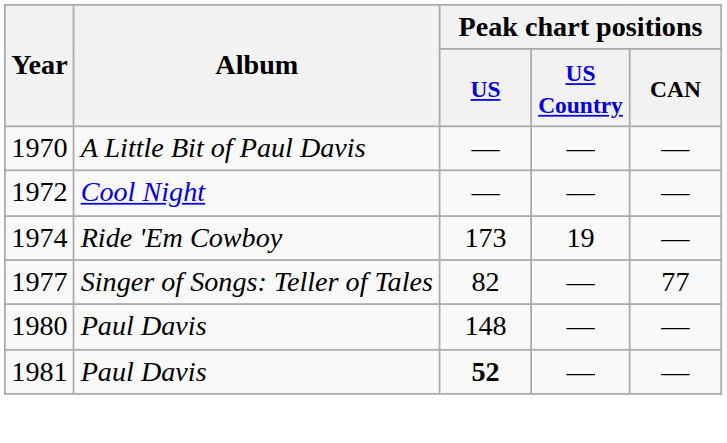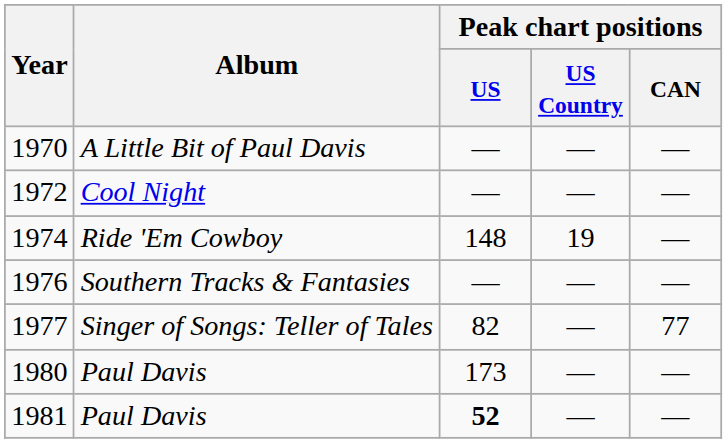(486, 237) 173 -> (486, 237) 148
+ row: (40, 281)
(486, 326) 148 -> (486, 371) 173
